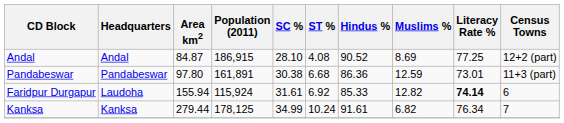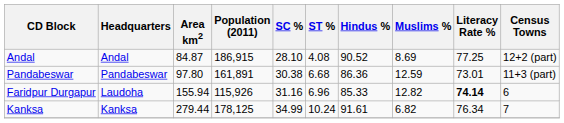(233, 92) 115,924 -> (233, 92) 115,926
(289, 92) 31.61 -> (289, 92) 31.16
(319, 92) 6.92 -> (319, 92) 6.96
